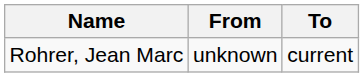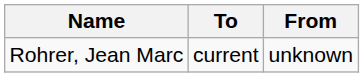columns swapped: (235, 21) <-> (320, 21)
